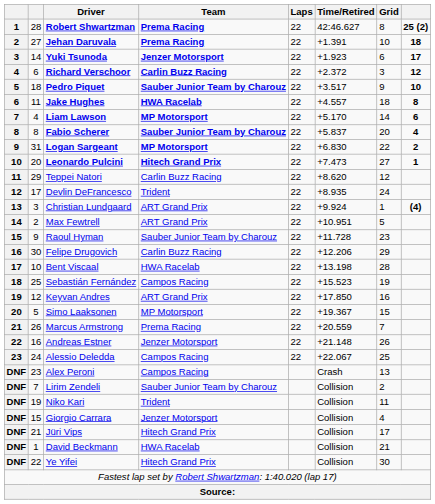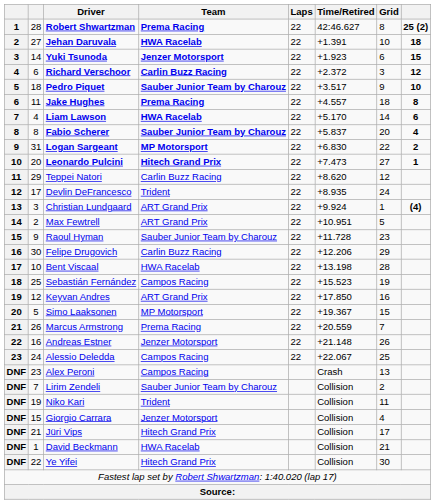(172, 41) Prema Racing -> (171, 41) HWA Racelab
(416, 56) 17 -> (416, 56) 15
(171, 101) HWA Racelab -> (172, 101) Prema Racing
(174, 116) MP Motorsport -> (171, 116) HWA Racelab
